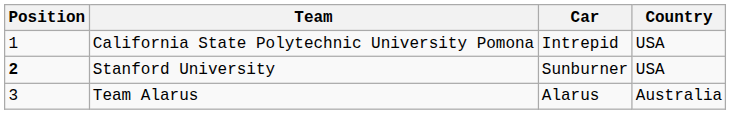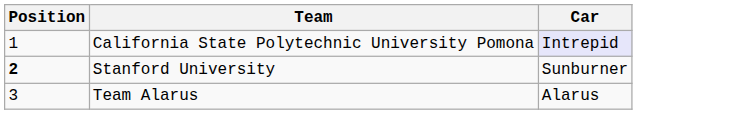- column: (679, 18)
(580, 44) no background -> (580, 44) lavender background
